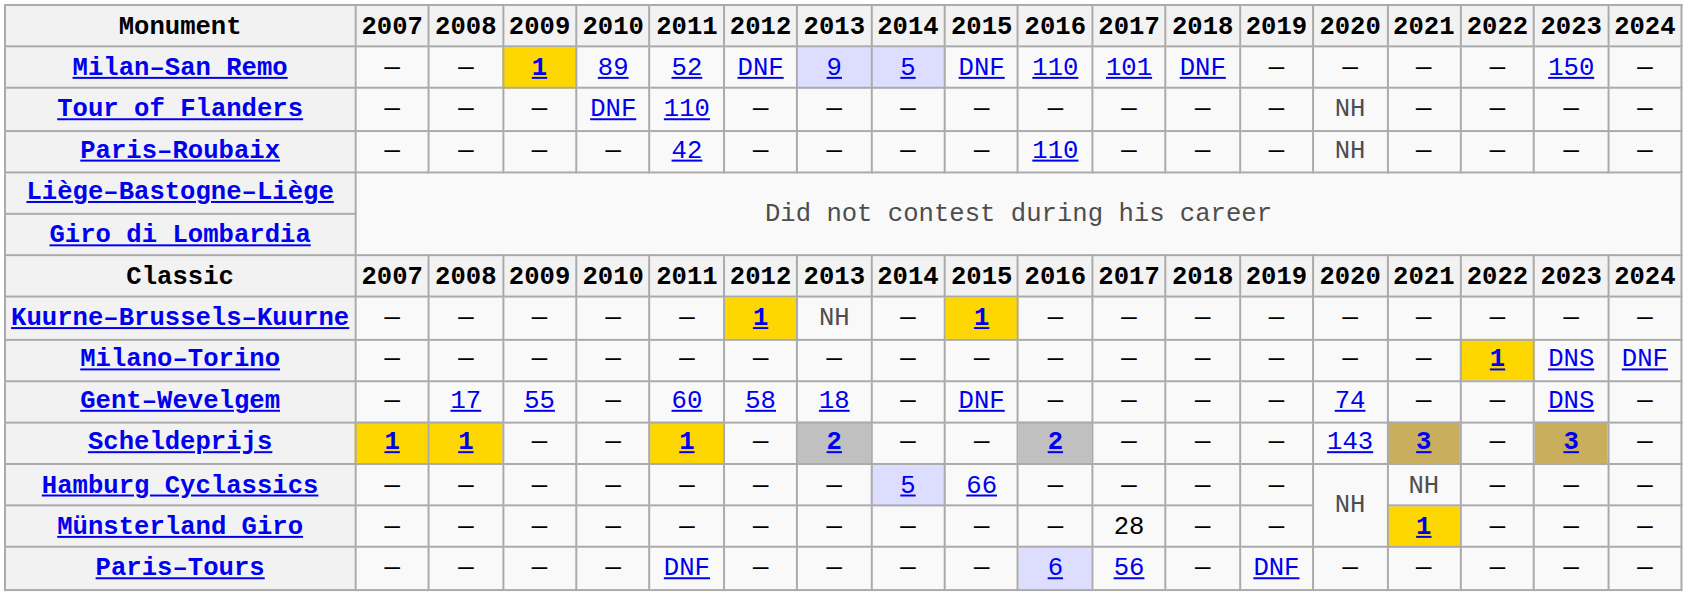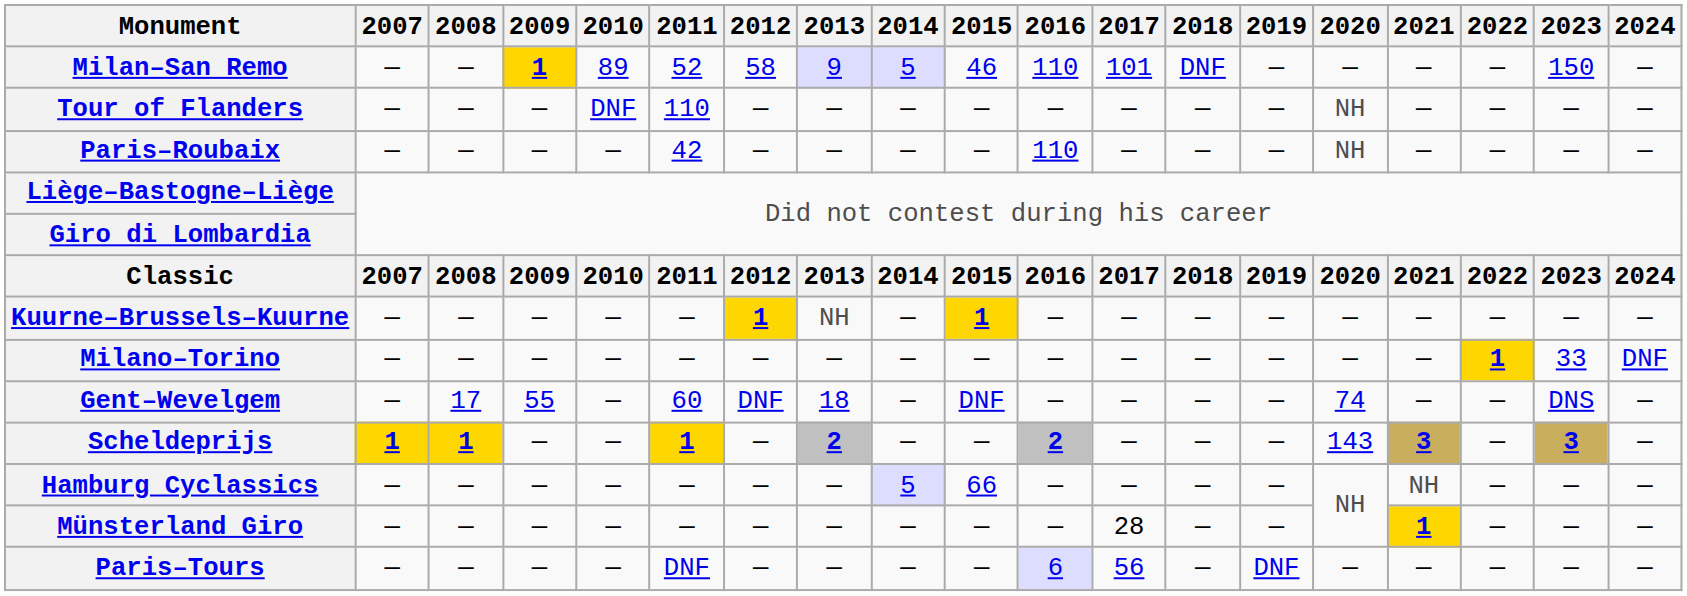(761, 68) DNF -> (761, 68) 58
(982, 68) DNF -> (982, 68) 46
(1571, 360) DNS -> (1571, 360) 33
(761, 402) 58 -> (761, 402) DNF
